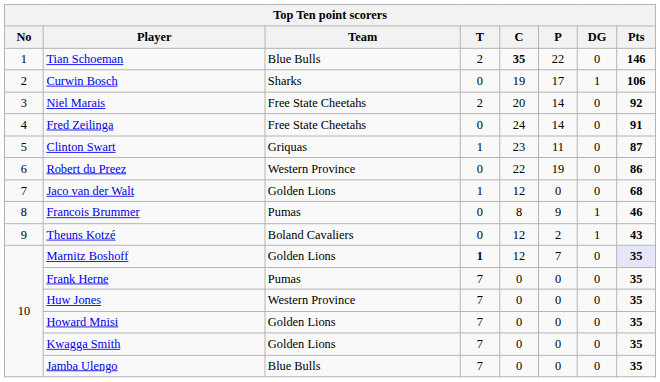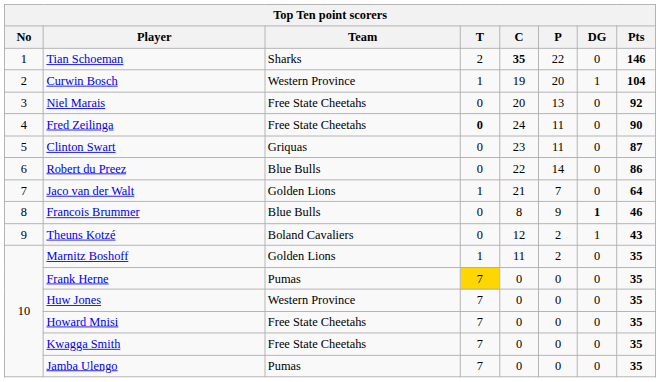(294, 59) Blue Bulls -> (285, 59) Sharks
(285, 81) Sharks -> (312, 81) Western Province
(480, 81) 0 -> (480, 81) 1
(558, 81) 17 -> (558, 81) 20
(636, 81) 106 -> (636, 81) 104
(480, 103) 2 -> (480, 103) 0
(558, 103) 14 -> (558, 103) 13
(480, 125) normal -> (480, 125) bold
(558, 125) 14 -> (558, 125) 11
(636, 125) 91 -> (636, 125) 90
(480, 147) 1 -> (480, 147) 0
(312, 169) Western Province -> (294, 169) Blue Bulls
(558, 169) 19 -> (558, 169) 14
(519, 191) 12 -> (519, 191) 21
(558, 191) 0 -> (558, 191) 7
(636, 191) 68 -> (636, 191) 64
(284, 213) Pumas -> (294, 213) Blue Bulls
(597, 213) normal -> (597, 213) bold
(480, 256) bold -> (480, 256) normal
(519, 256) 12 -> (519, 256) 11
(558, 256) 7 -> (558, 256) 2
(636, 256) lavender background -> (636, 256) no background
(480, 278) no background -> (480, 278) gold background
(302, 322) Golden Lions -> (317, 322) Free State Cheetahs
(302, 344) Golden Lions -> (317, 344) Free State Cheetahs
(294, 366) Blue Bulls -> (284, 366) Pumas
